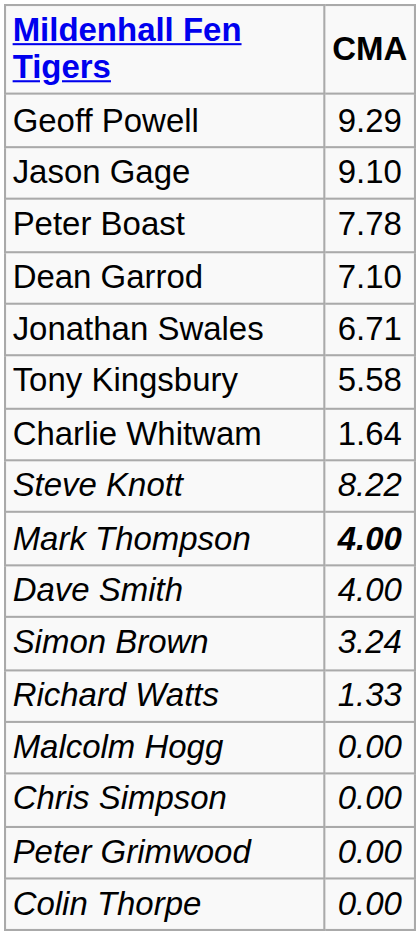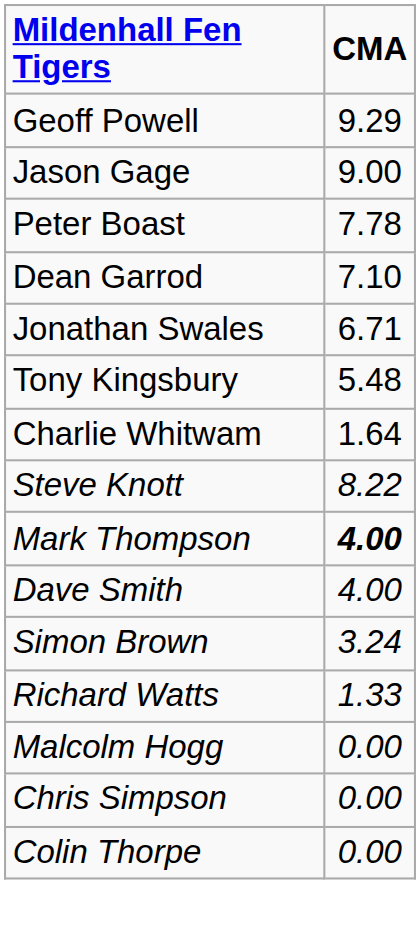(370, 172) 9.10 -> (370, 172) 9.00
(370, 381) 5.58 -> (370, 381) 5.48
- row: (132, 851)
